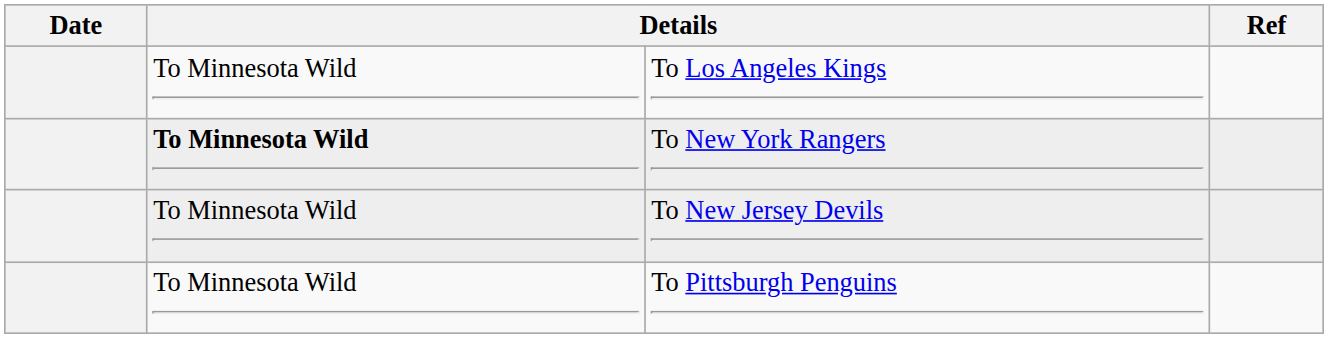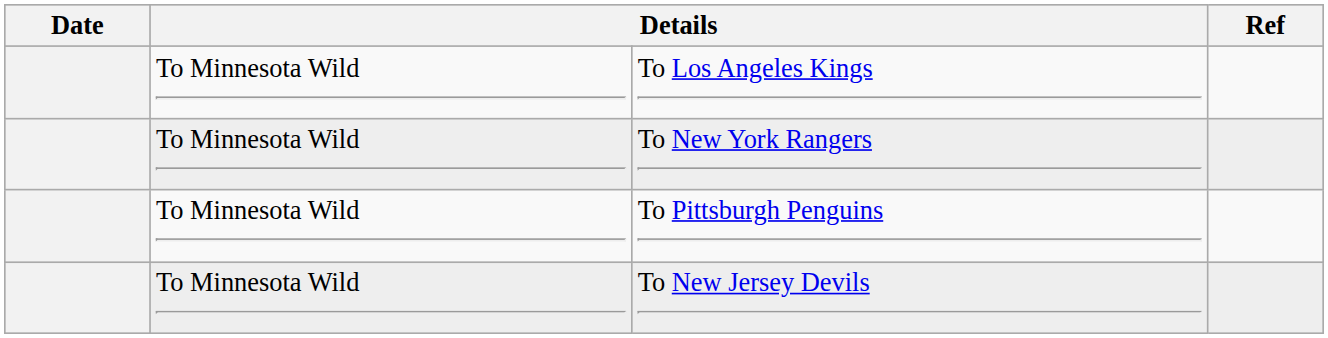(396, 147) bold -> (391, 147) normal
rows swapped: (927, 291) <-> (927, 219)
